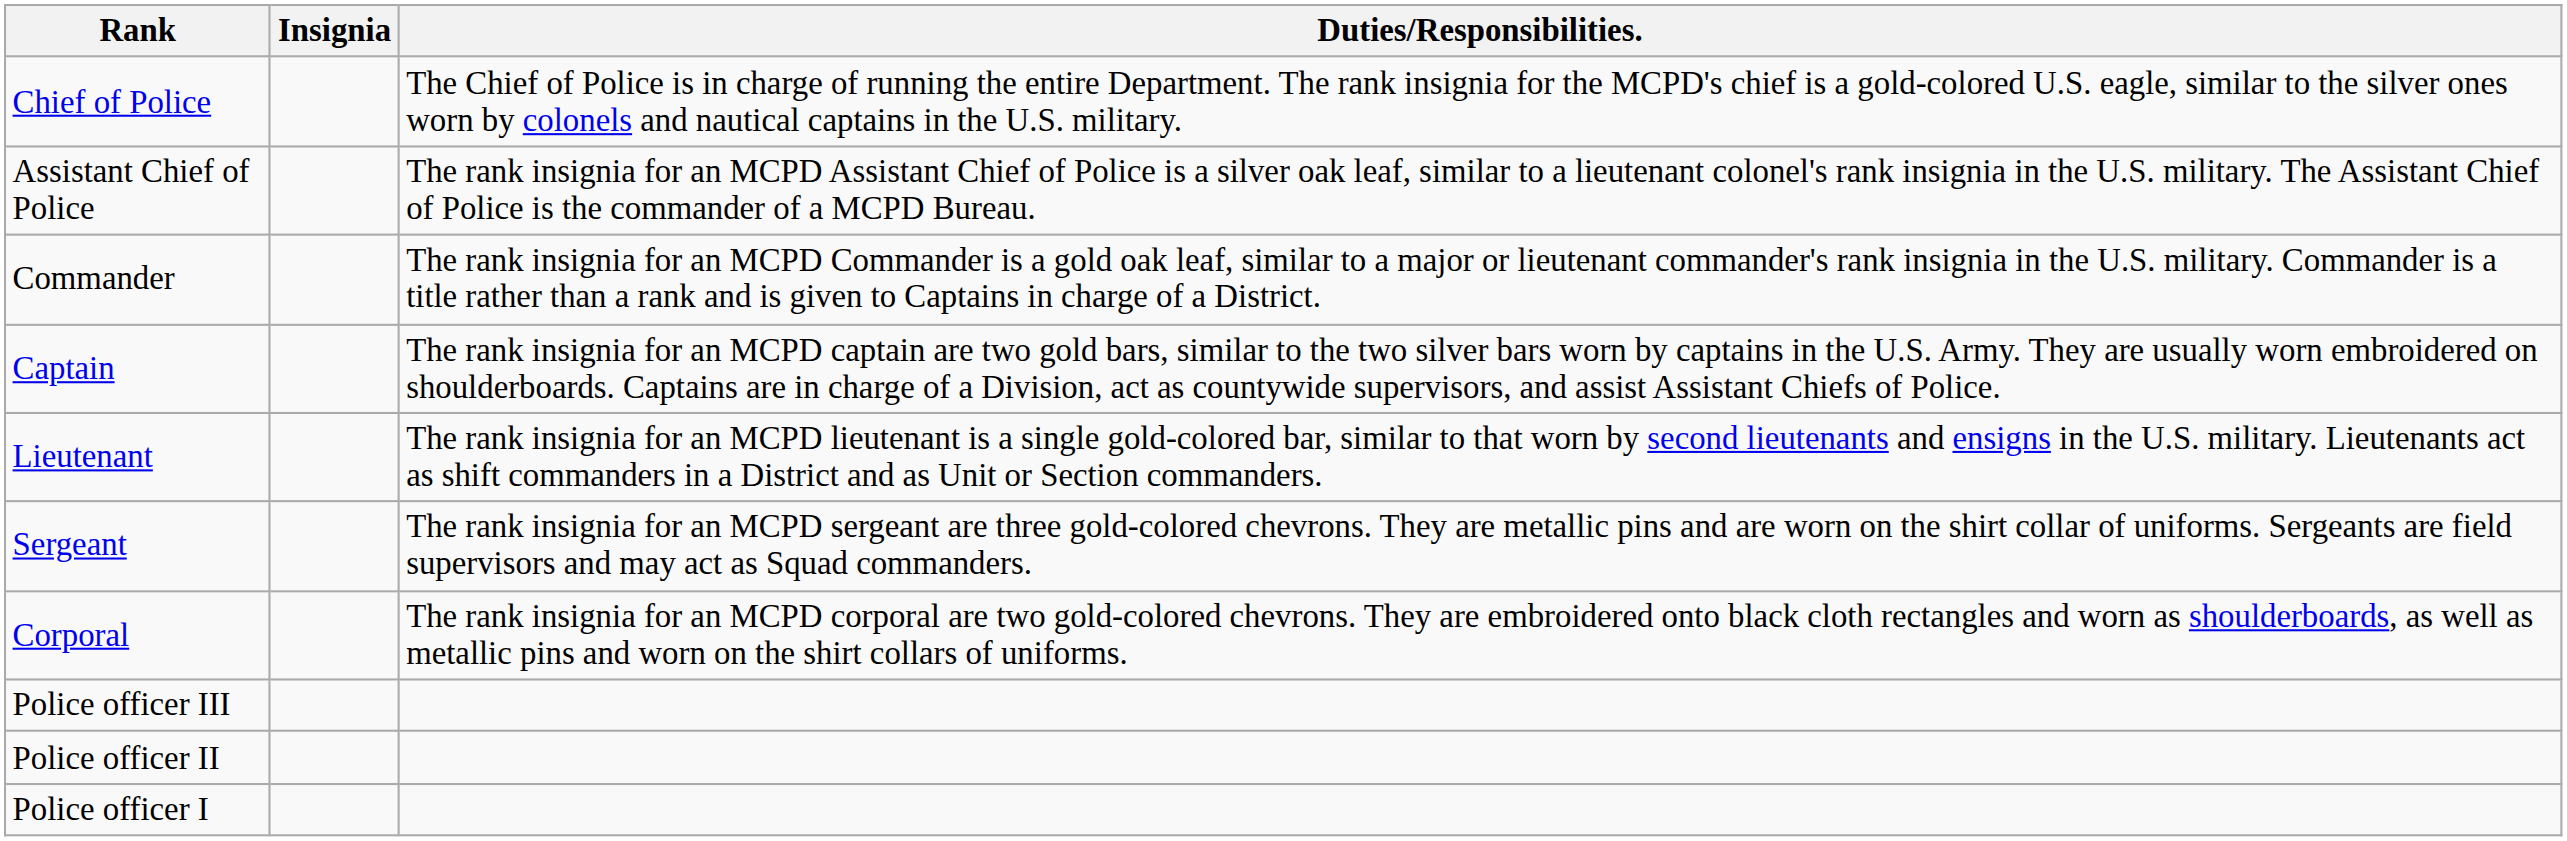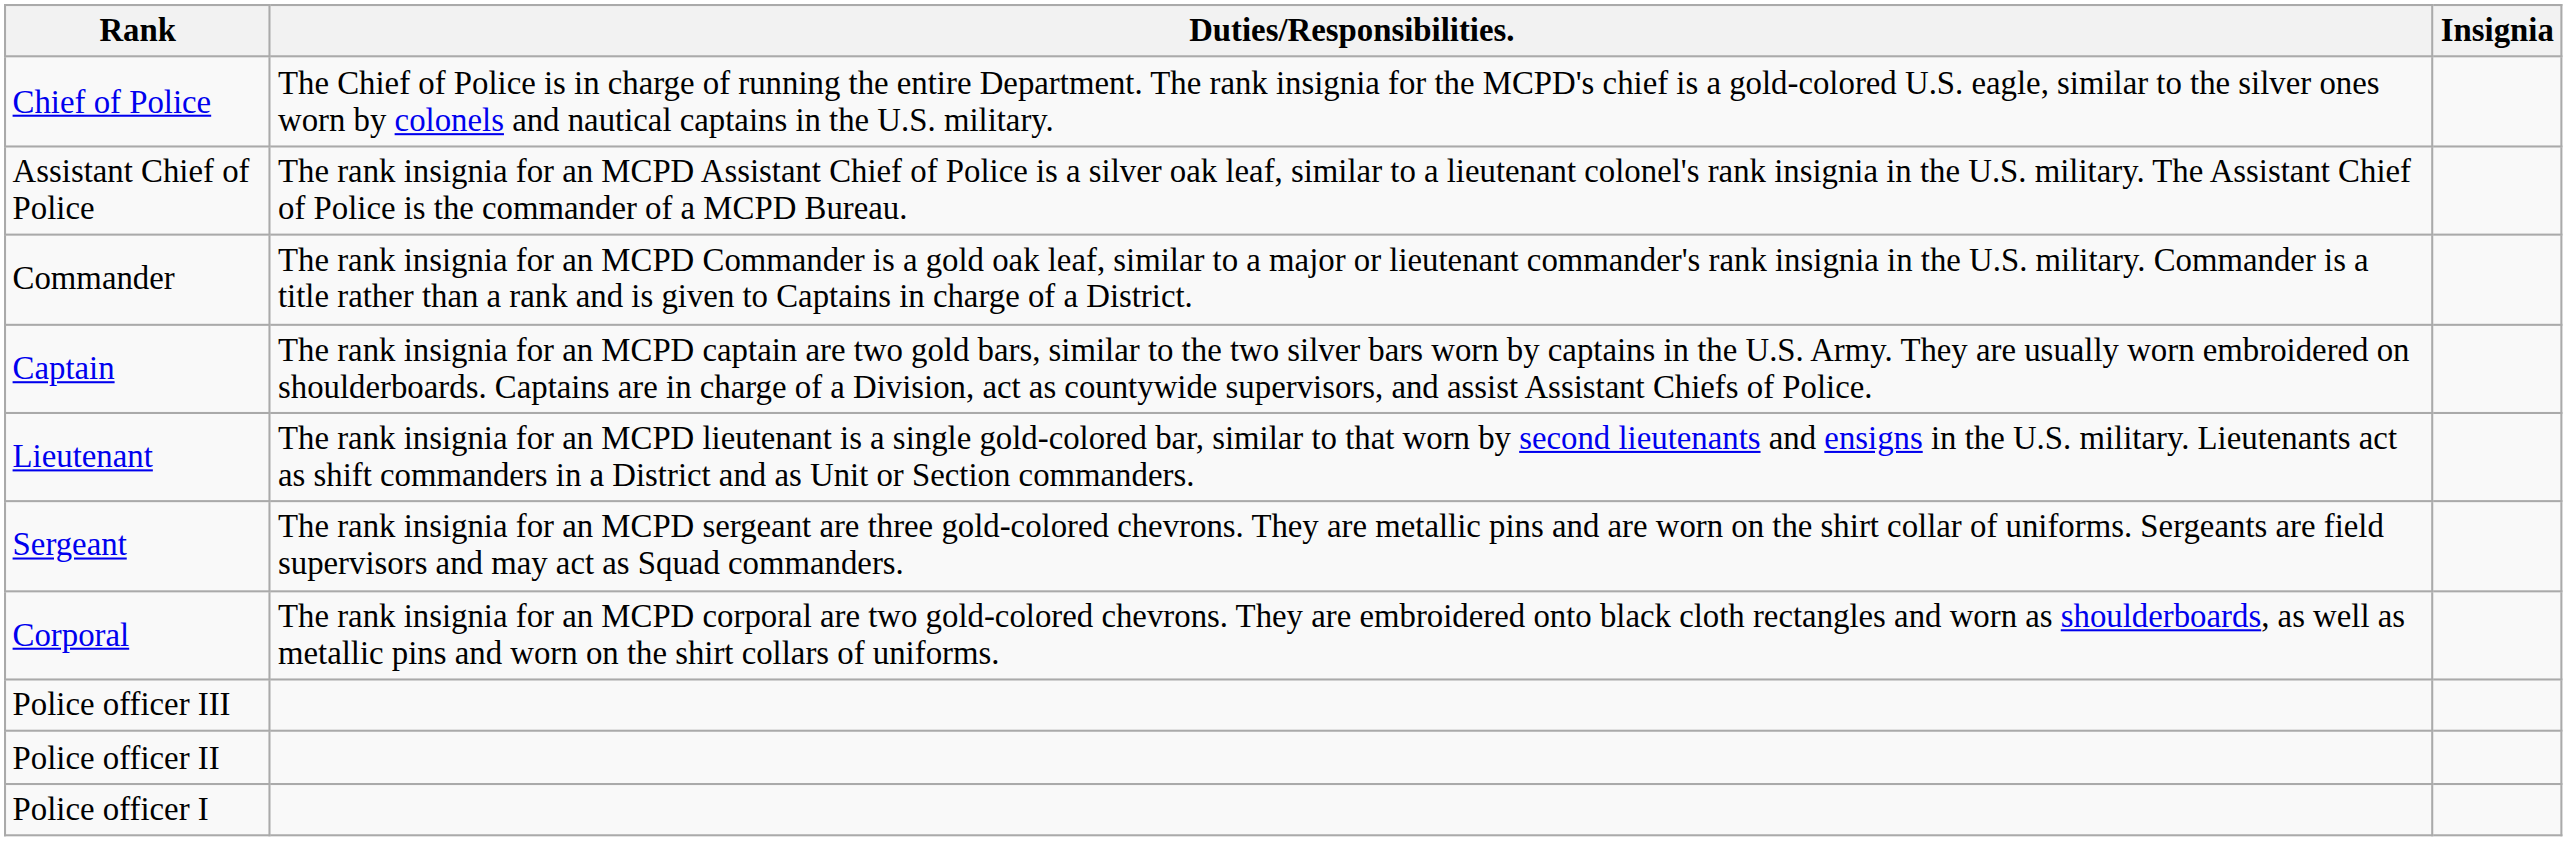columns swapped: (335, 30) <-> (1480, 30)
